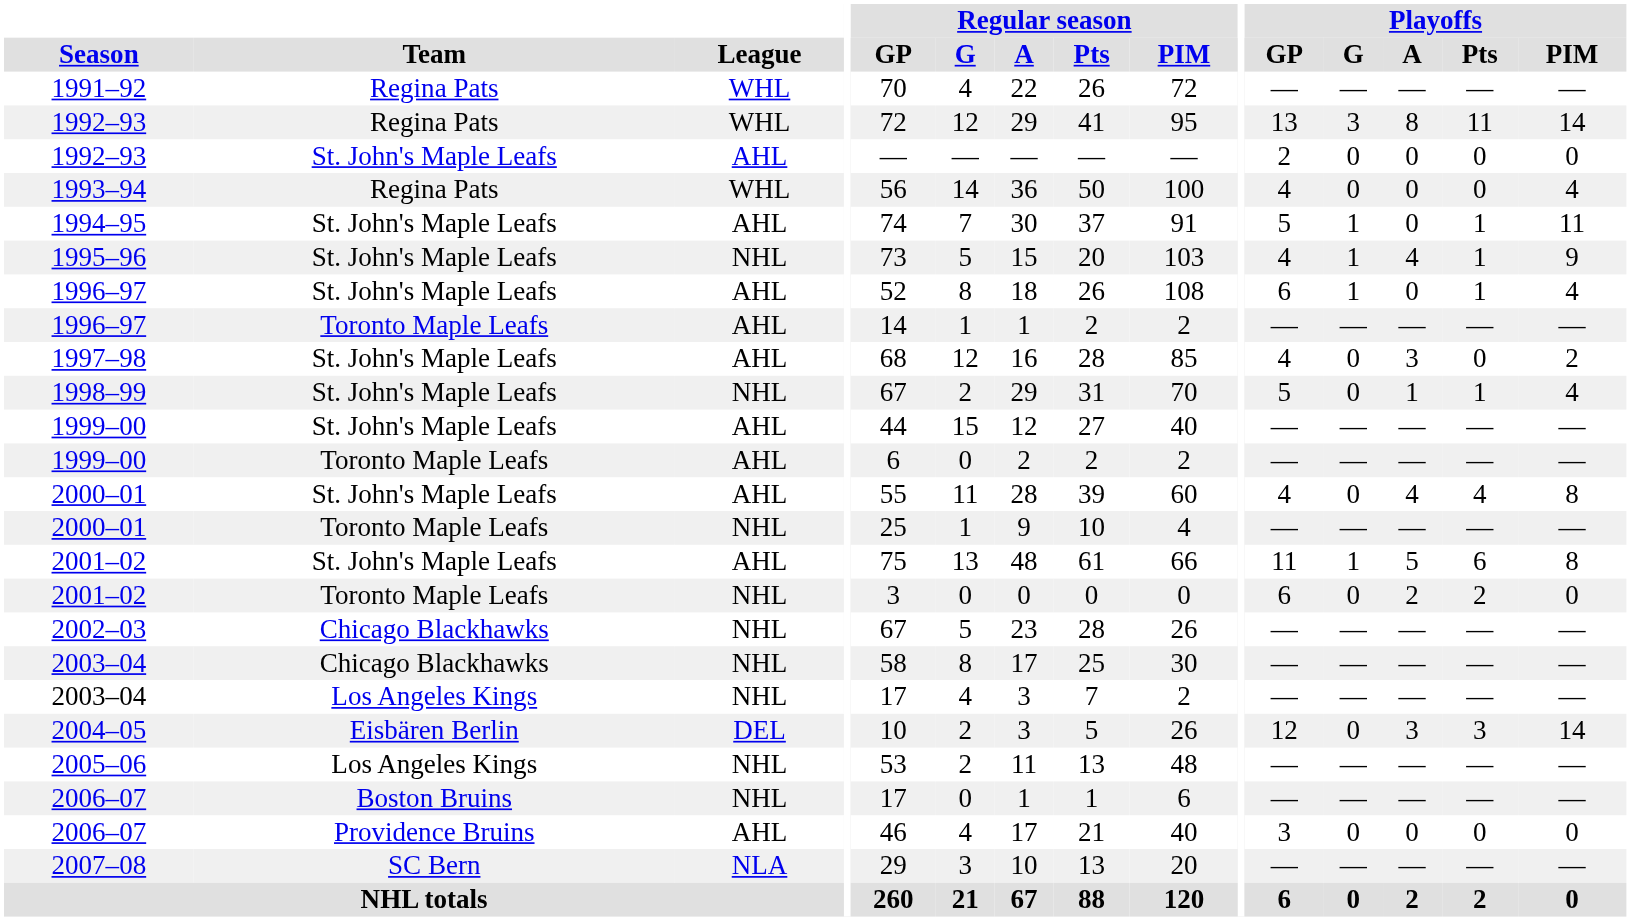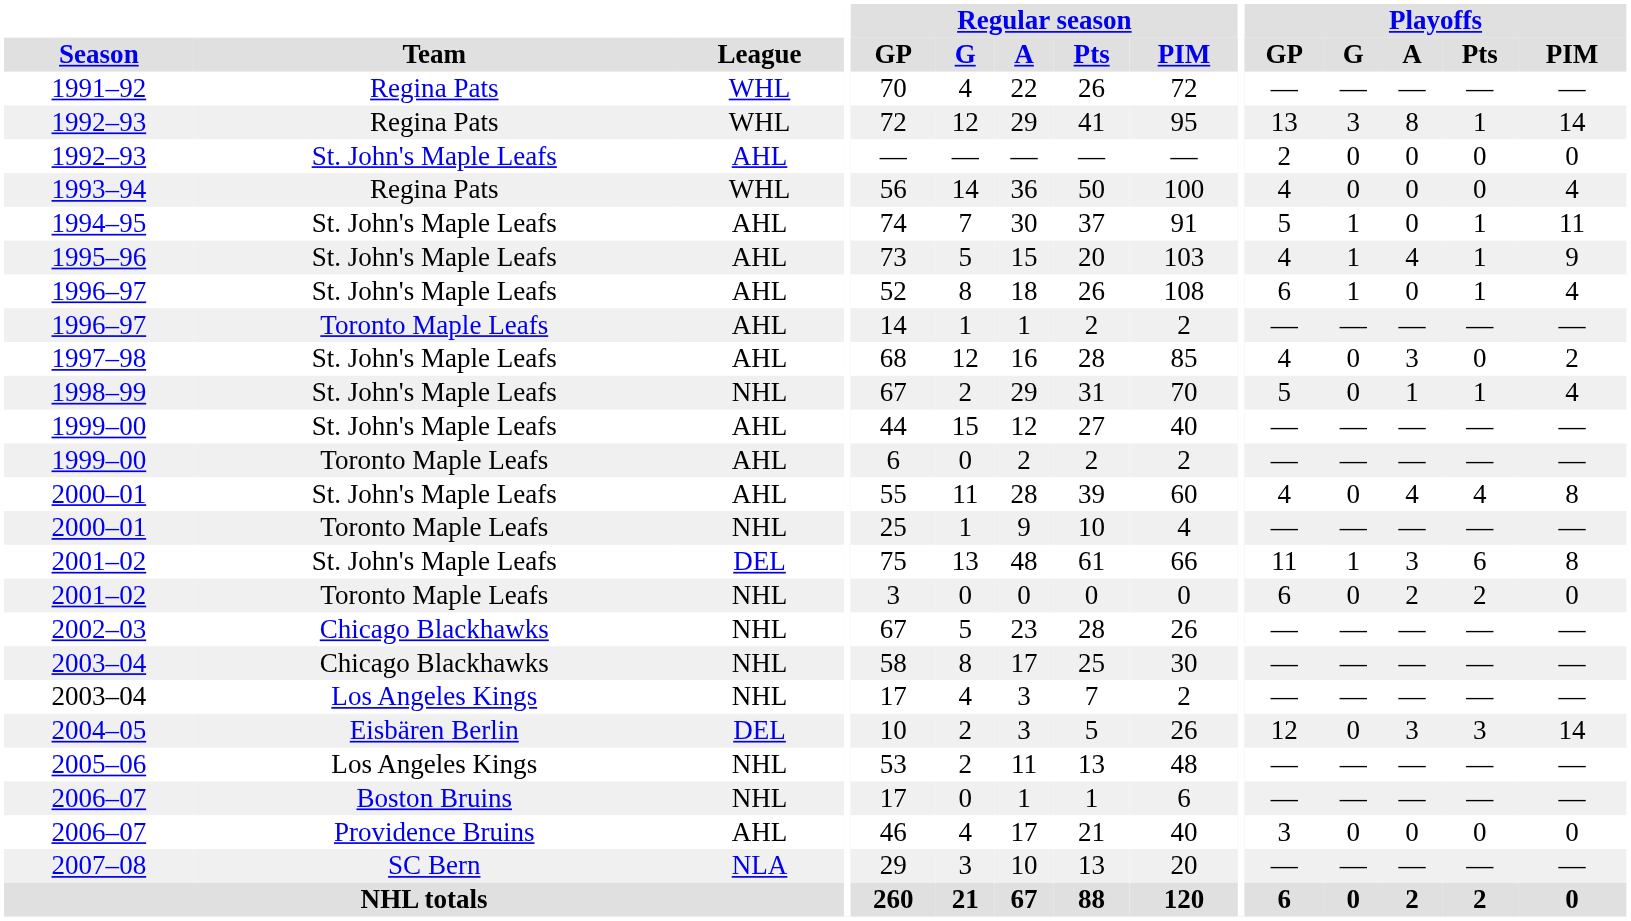(1480, 121) 11 -> (1480, 121) 1
(760, 257) NHL -> (760, 257) AHL
(760, 561) AHL -> (760, 561) DEL
(1412, 561) 5 -> (1412, 561) 3
